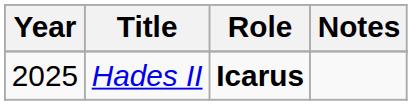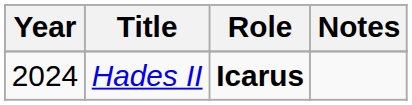(45, 75) 2025 -> (45, 75) 2024
